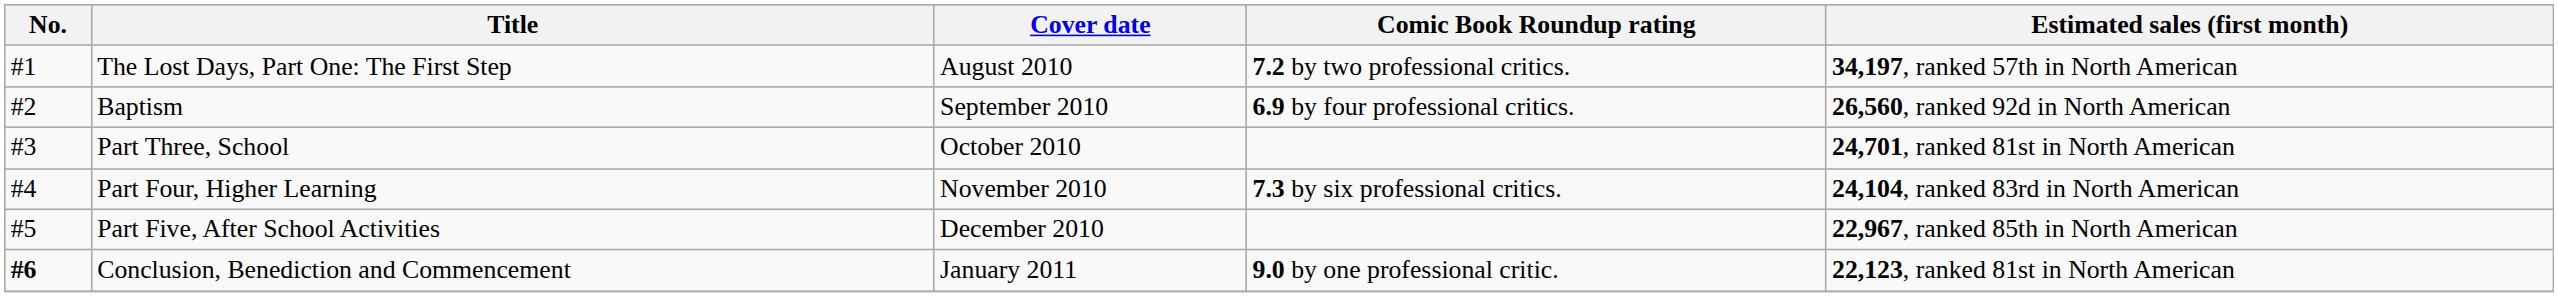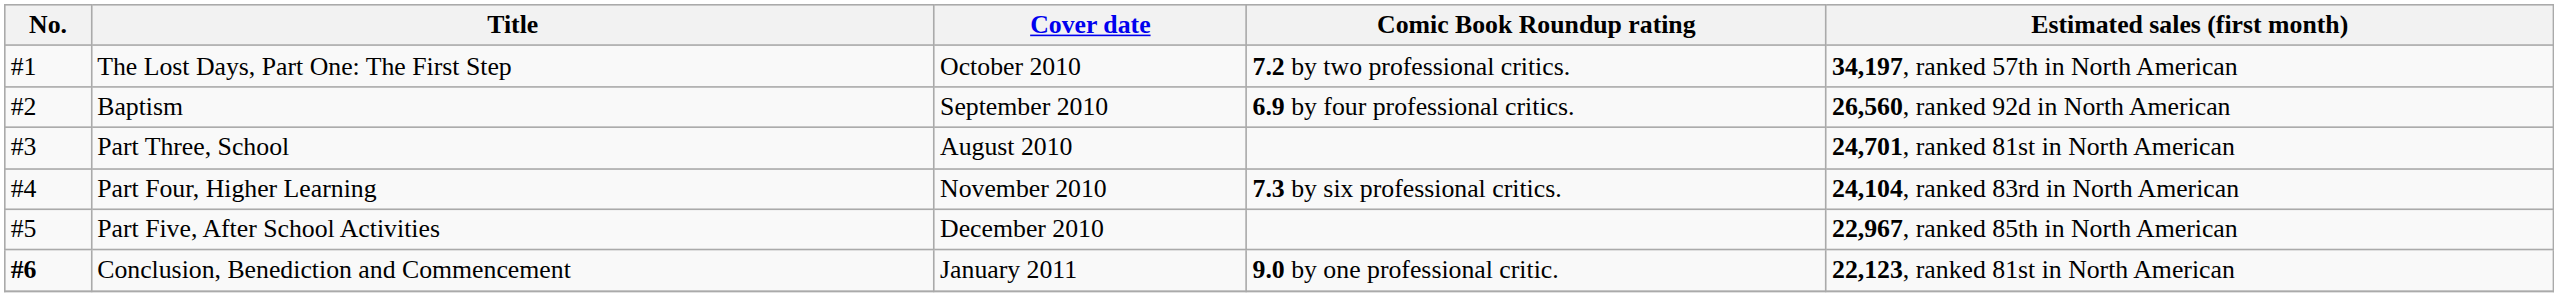(1006, 65) August 2010 -> (1011, 65) October 2010
(1011, 147) October 2010 -> (1006, 147) August 2010
